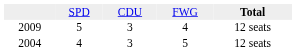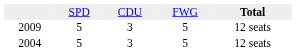(185, 27) 4 -> (185, 27) 5
(79, 43) 4 -> (79, 43) 5
